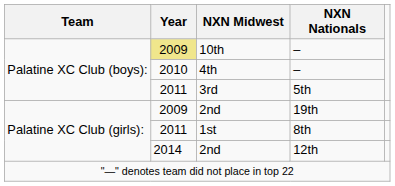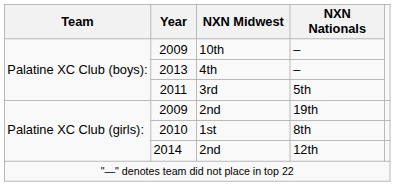(173, 49) khaki background -> (173, 49) no background
(173, 69) 2010 -> (173, 69) 2013
(173, 130) 2011 -> (173, 130) 2010
